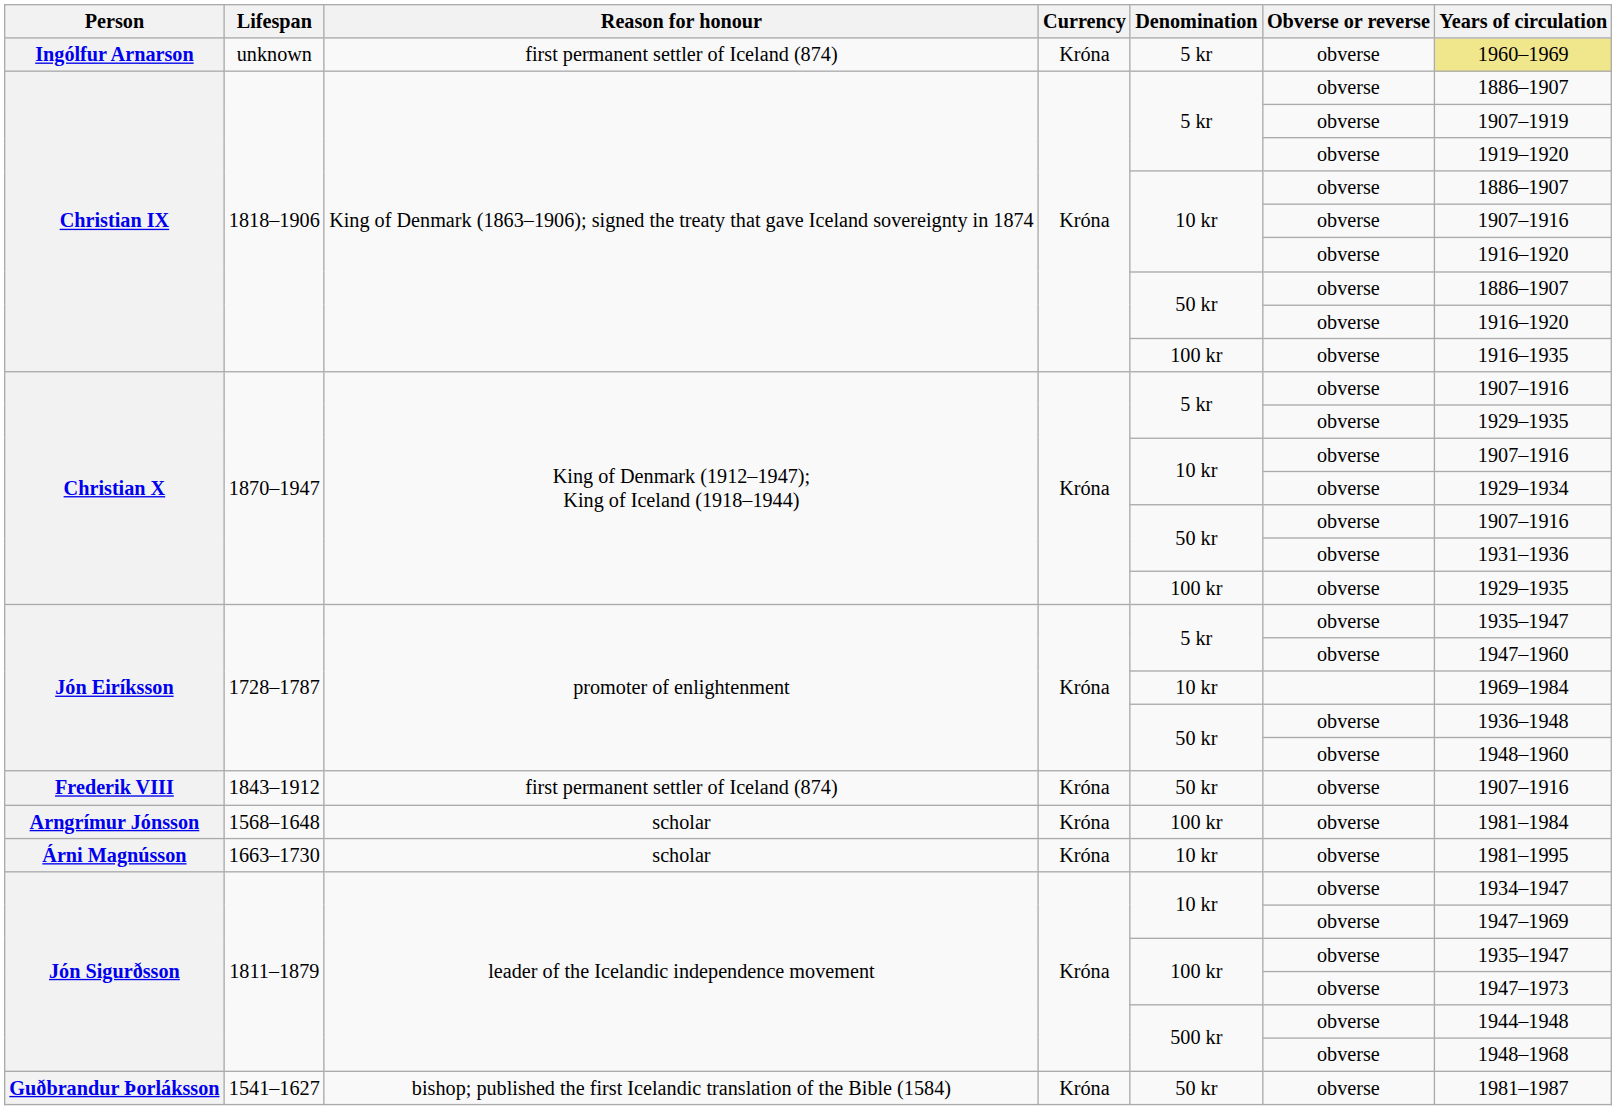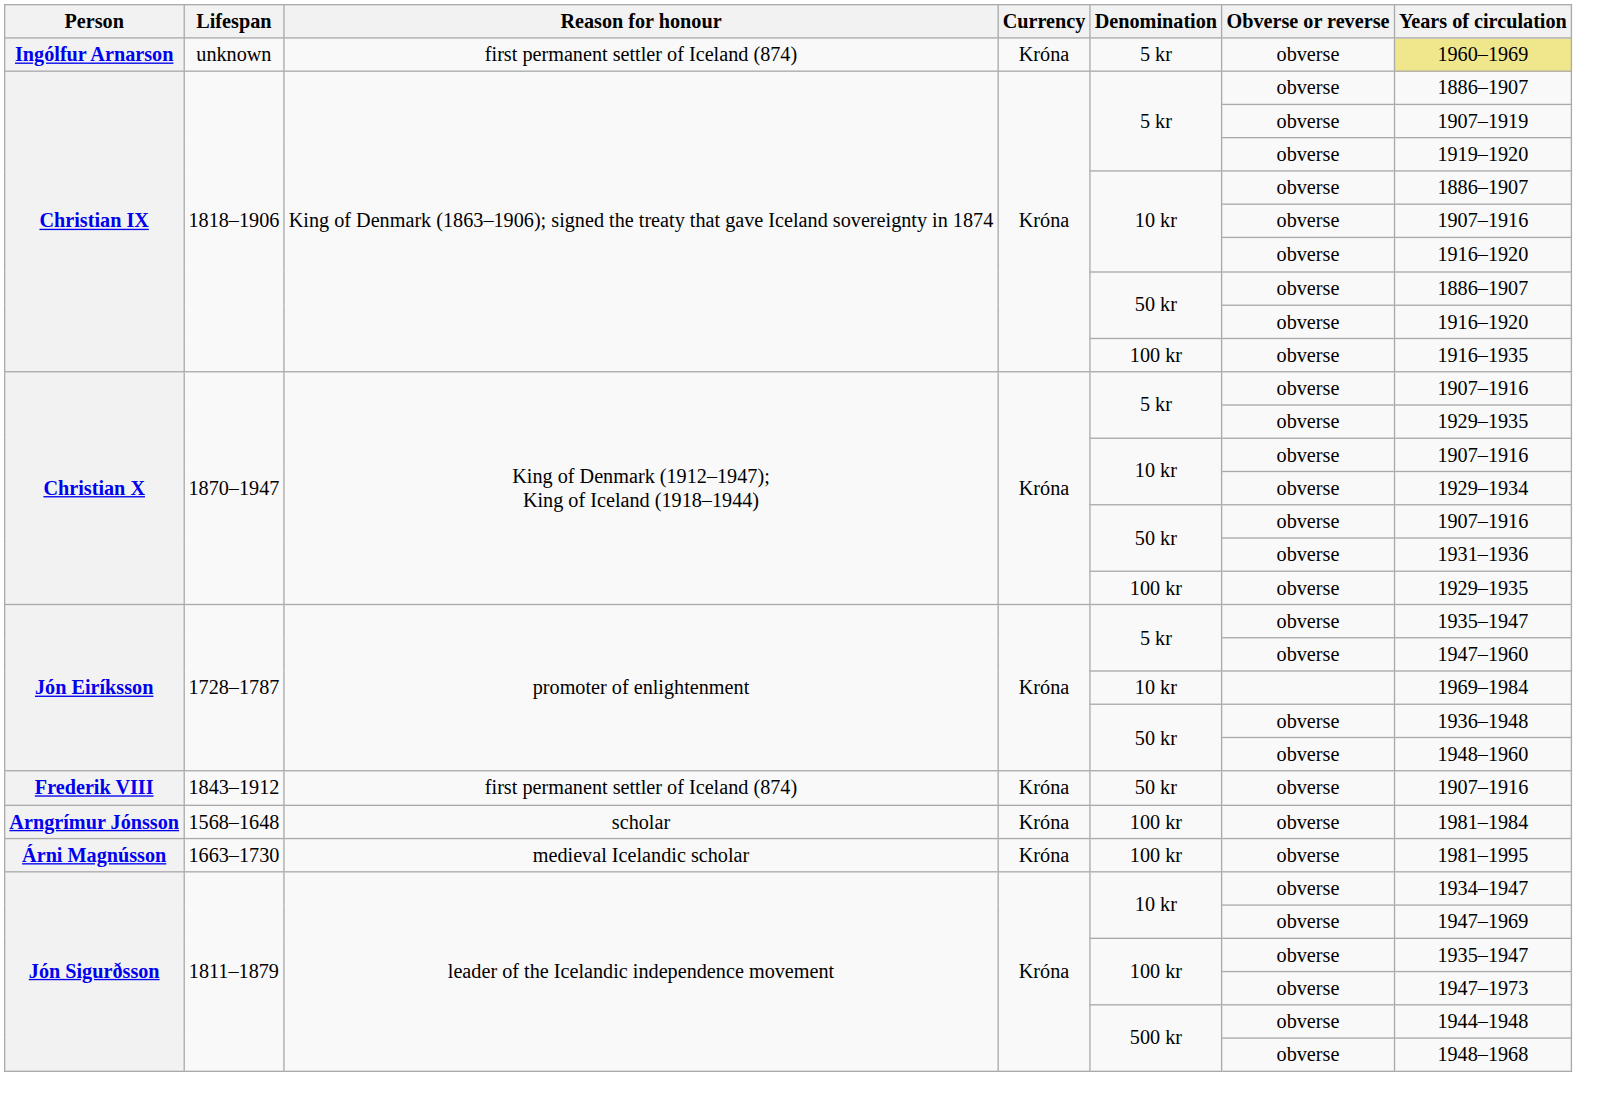(681, 854) scholar -> (641, 854) medieval Icelandic scholar
(1196, 854) 10 kr -> (1156, 854) 100 kr
- row: (114, 1088)
